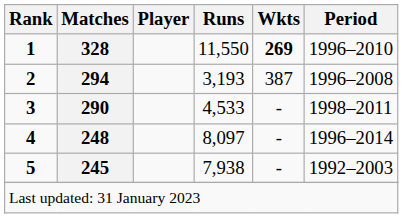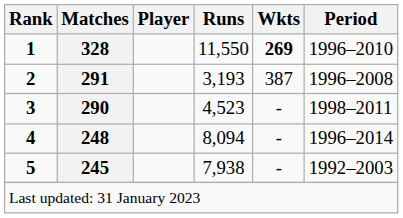(95, 78) 294 -> (95, 78) 291
(223, 108) 4,533 -> (223, 108) 4,523
(223, 138) 8,097 -> (223, 138) 8,094
